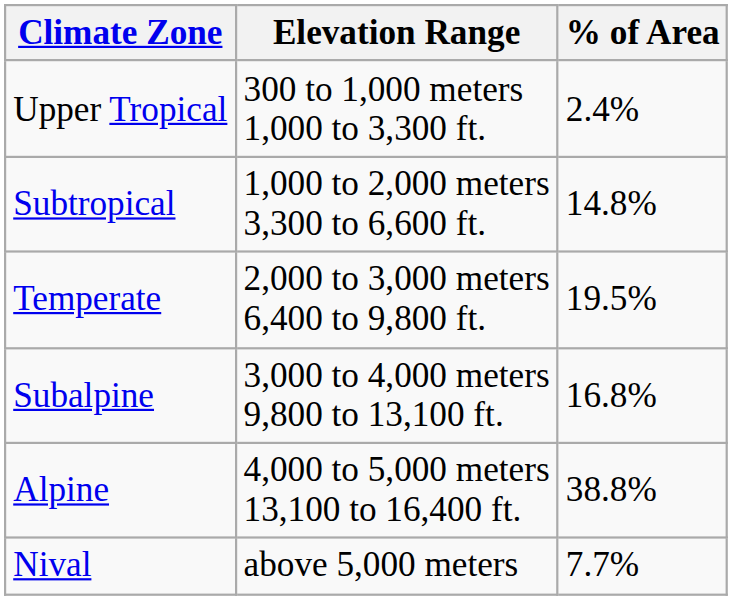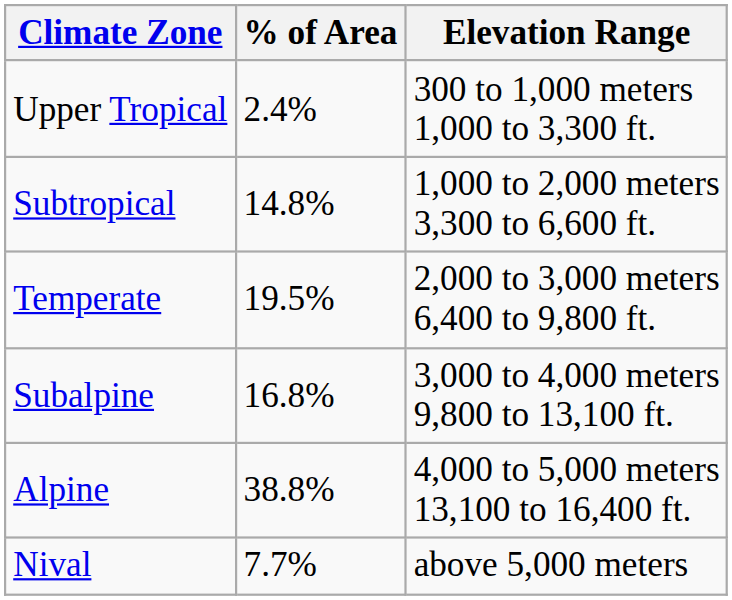columns swapped: (397, 32) <-> (643, 32)
